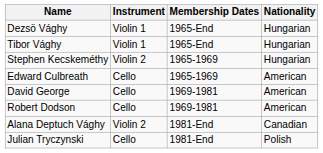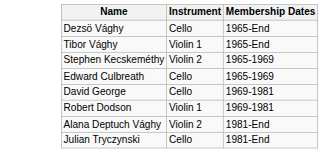- column: (290, 12)
(129, 28) Violin 1 -> (181, 28) Cello
(124, 108) Cello -> (185, 108) Violin 1
